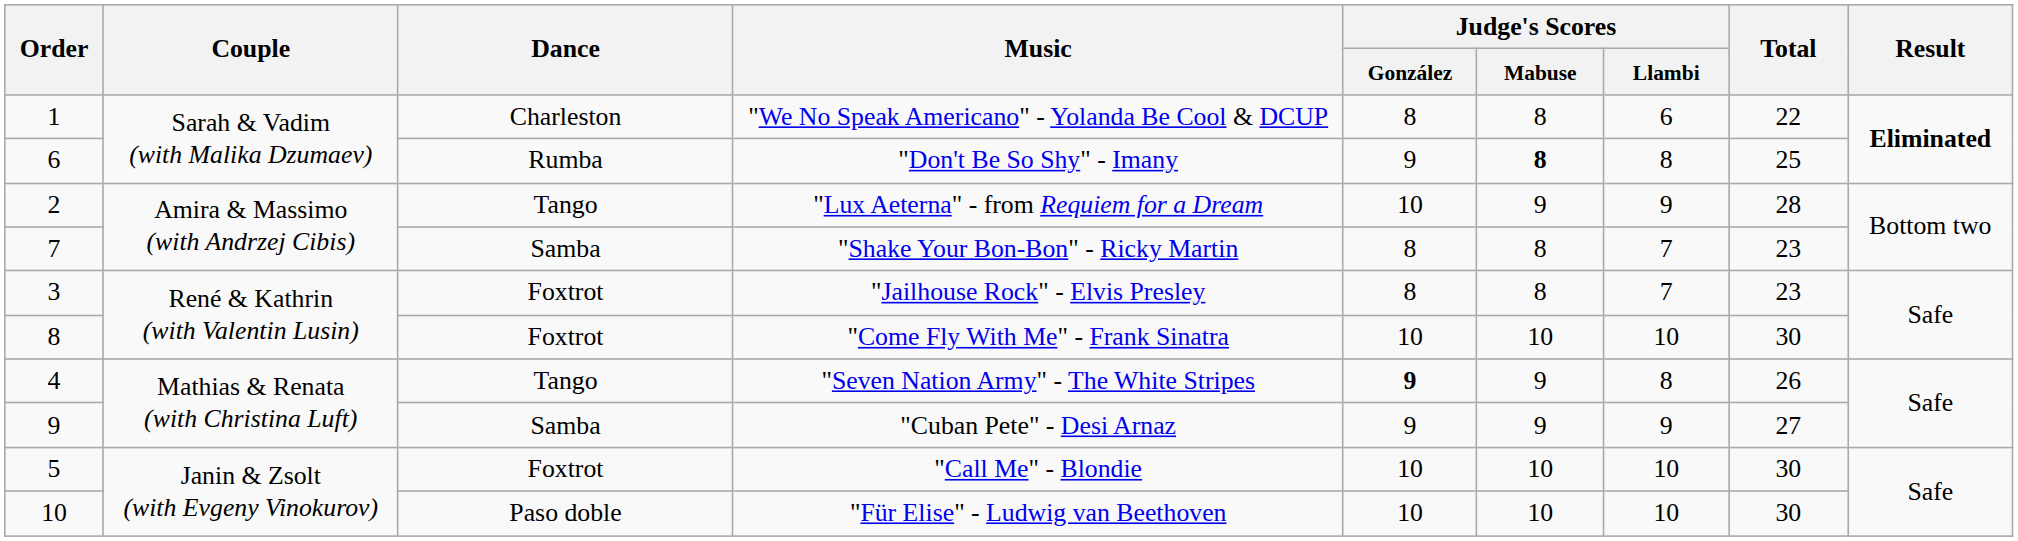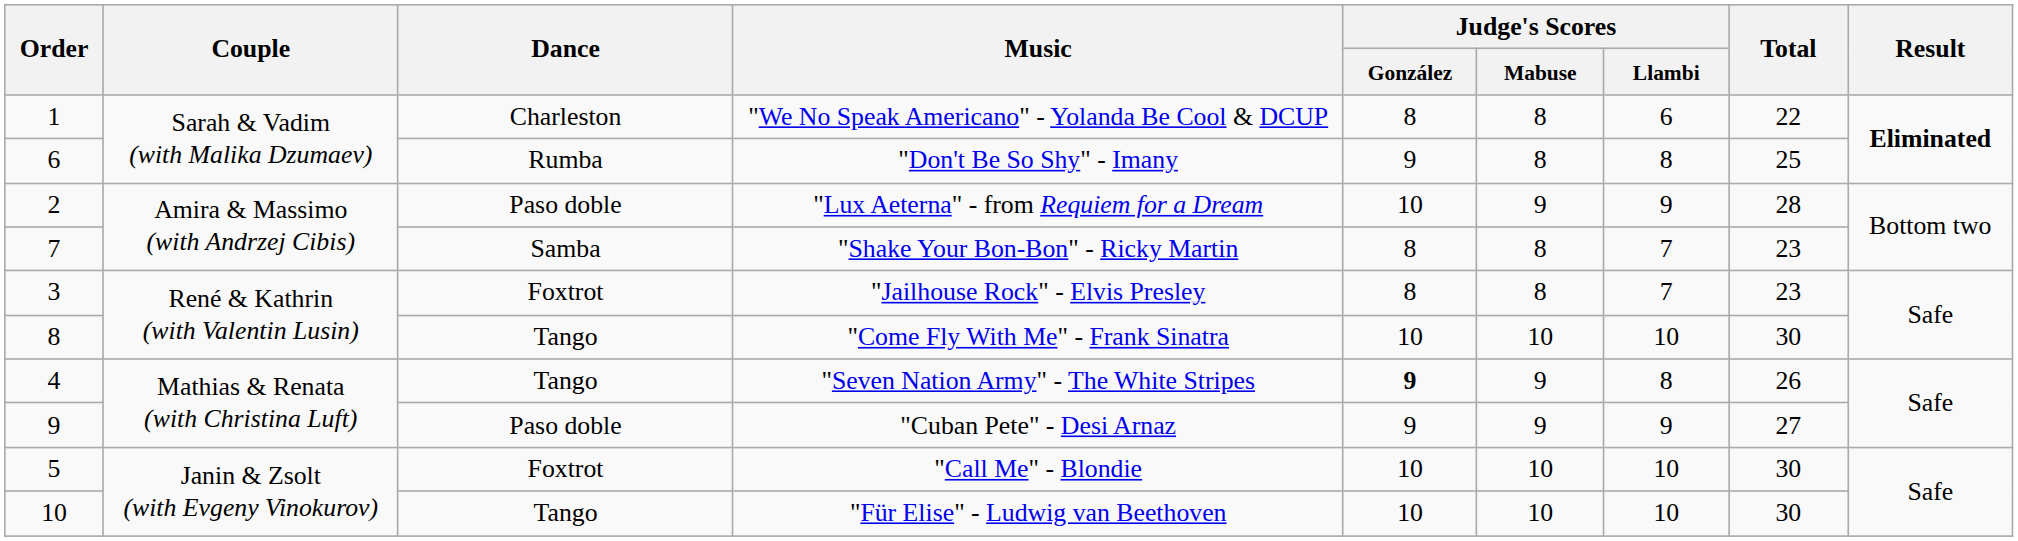(1540, 160) bold -> (1540, 160) normal
(566, 204) Tango -> (566, 204) Paso doble
(566, 336) Foxtrot -> (566, 336) Tango
(566, 424) Samba -> (566, 424) Paso doble
(566, 512) Paso doble -> (566, 512) Tango
